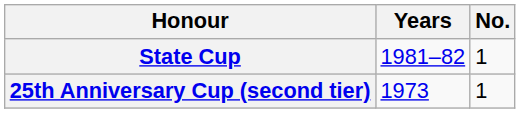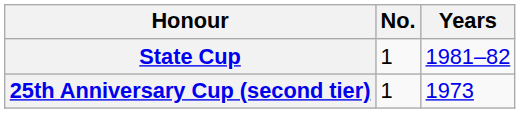columns swapped: (493, 21) <-> (423, 21)
